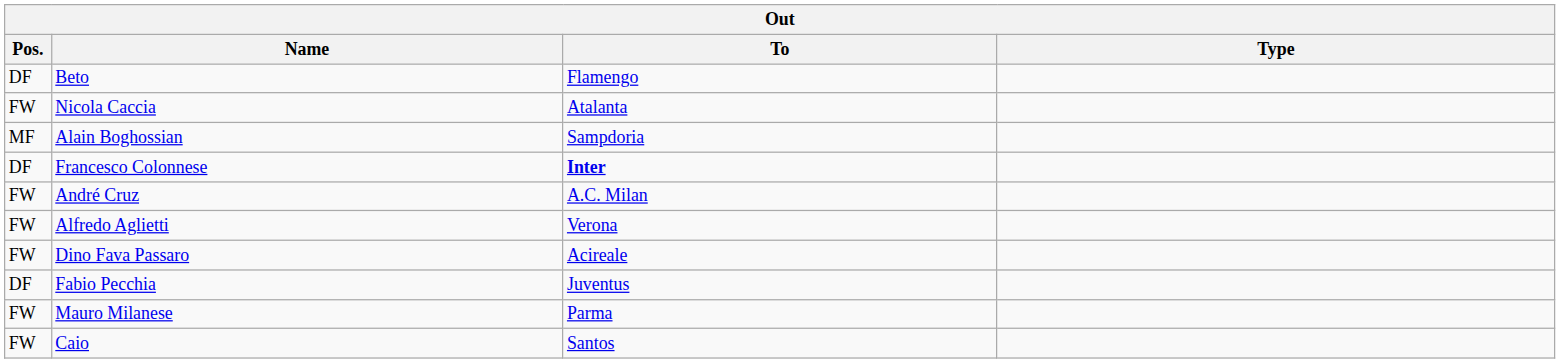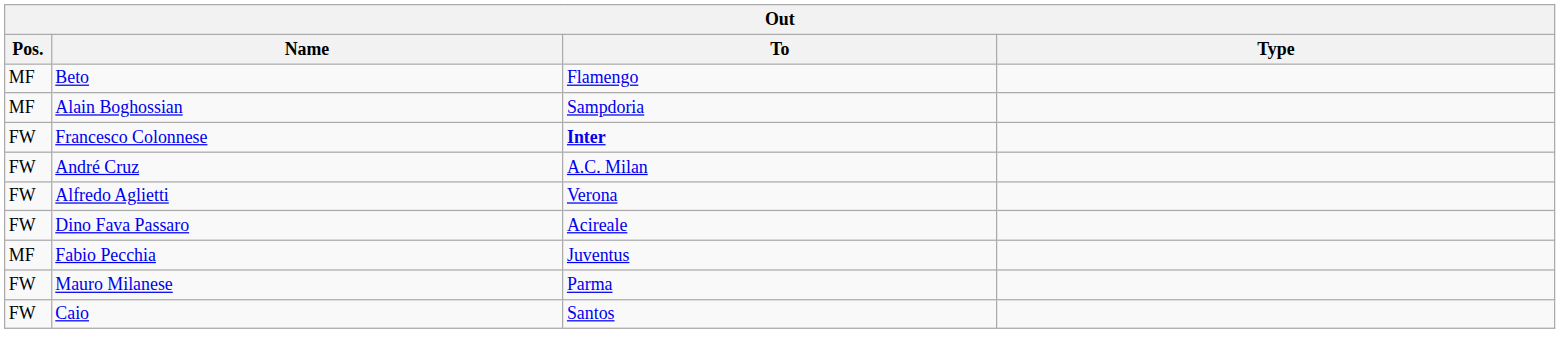(20, 78) DF -> (22, 78) MF
- row: (106, 107)
(20, 166) DF -> (22, 137) FW
(20, 284) DF -> (22, 255) MF
